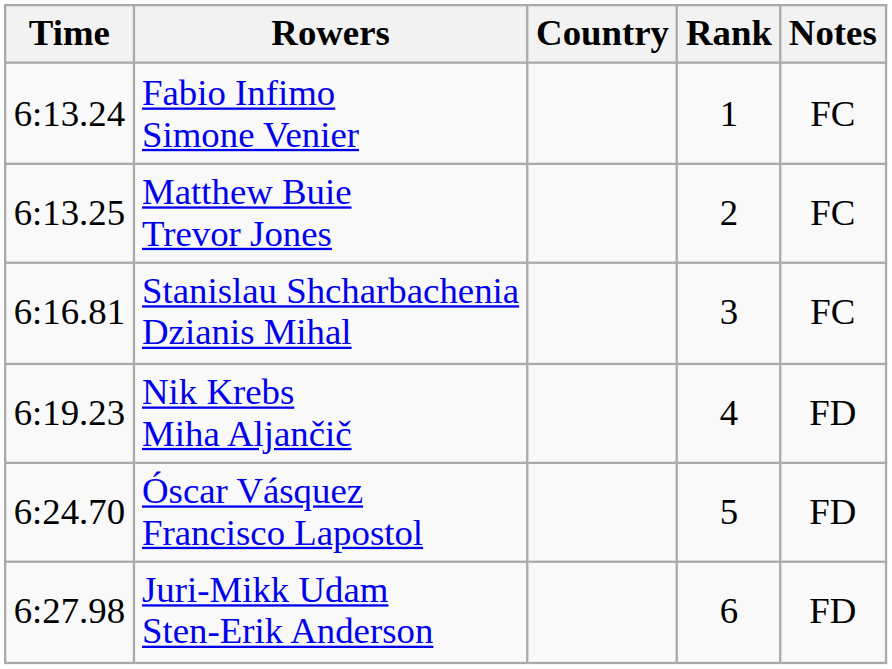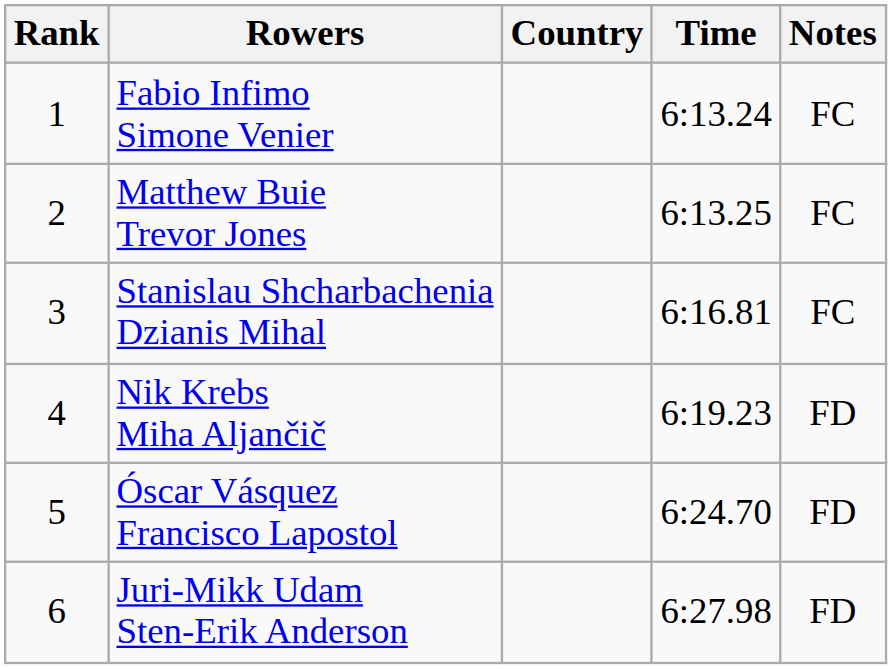columns swapped: (729, 33) <-> (69, 33)
